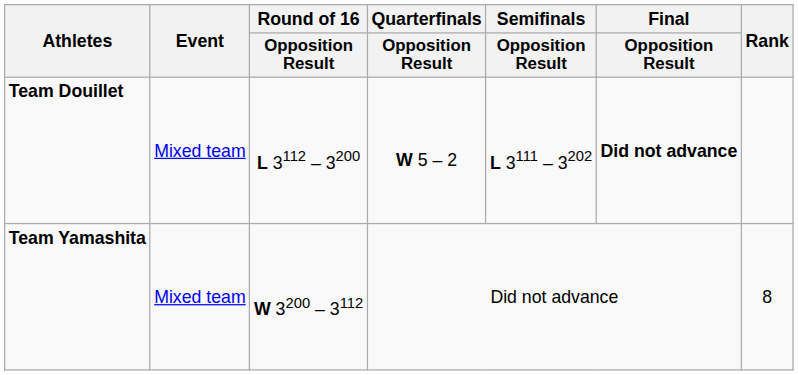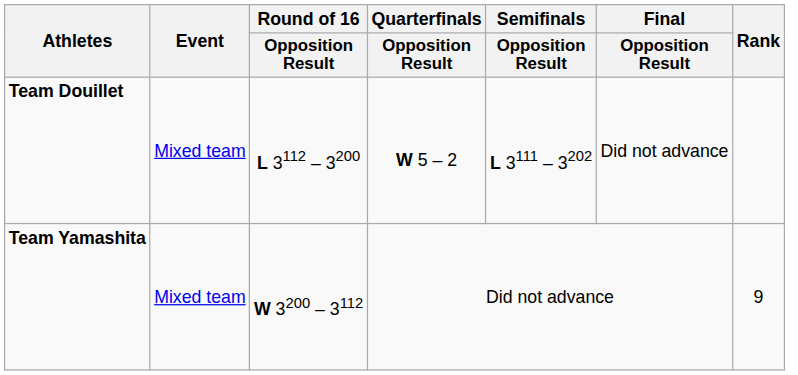(669, 151) bold -> (664, 151) normal
(767, 297) 8 -> (758, 297) 9
